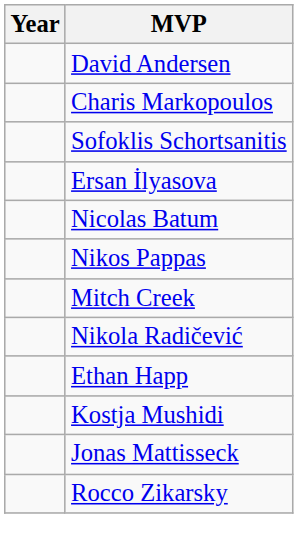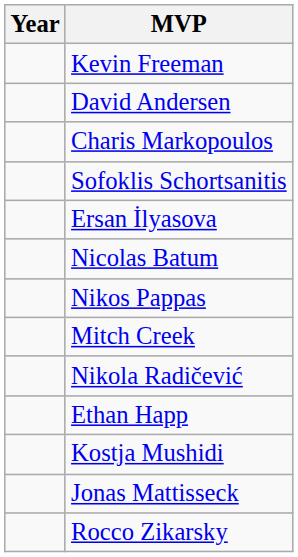+ row: (147, 63)
